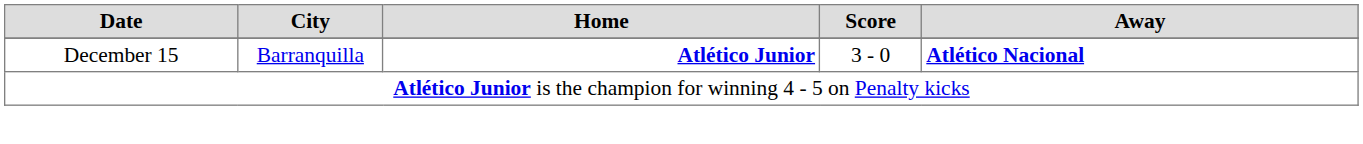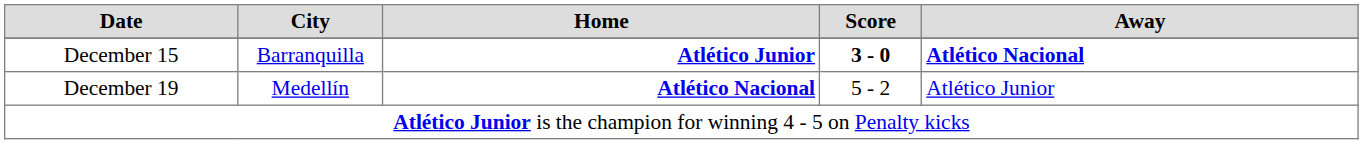(871, 54) normal -> (871, 54) bold
+ row: (121, 88)
